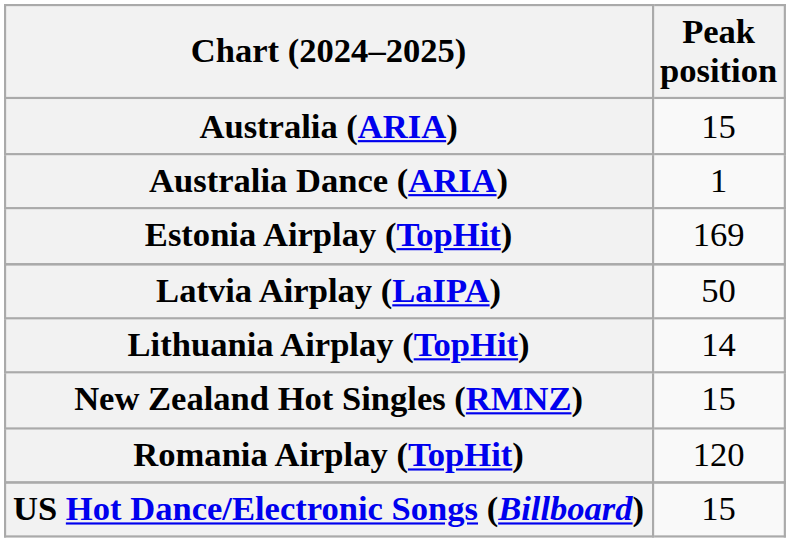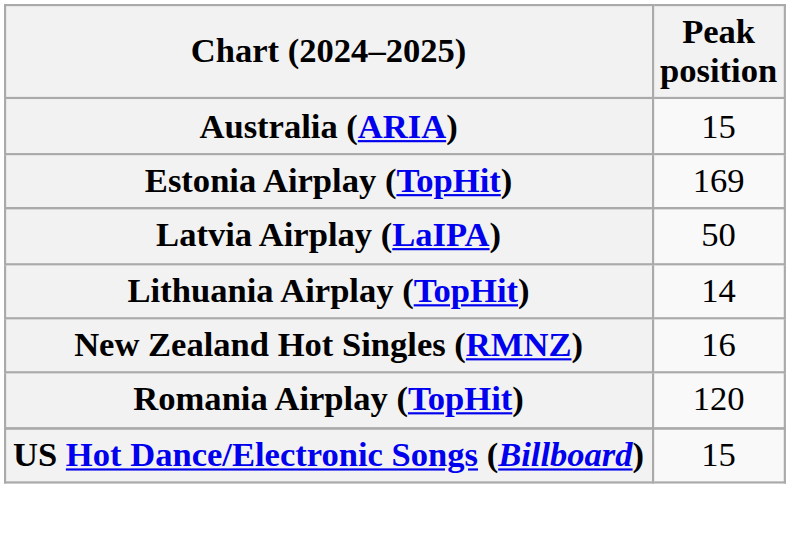- row: (329, 180)
(719, 399) 15 -> (719, 344) 16
